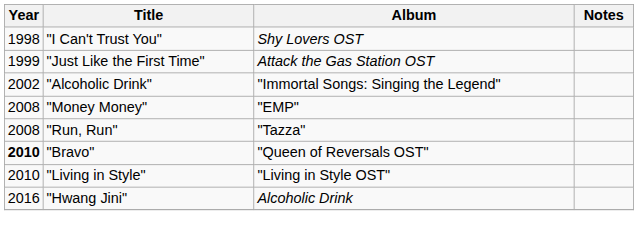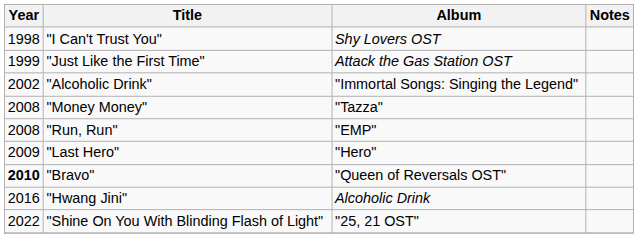(278, 107) "EMP" -> (359, 107) "Tazza"
(281, 130) "Tazza" -> (356, 130) "EMP"
+ row: (83, 152)
- row: (96, 175)
+ row: (185, 221)
